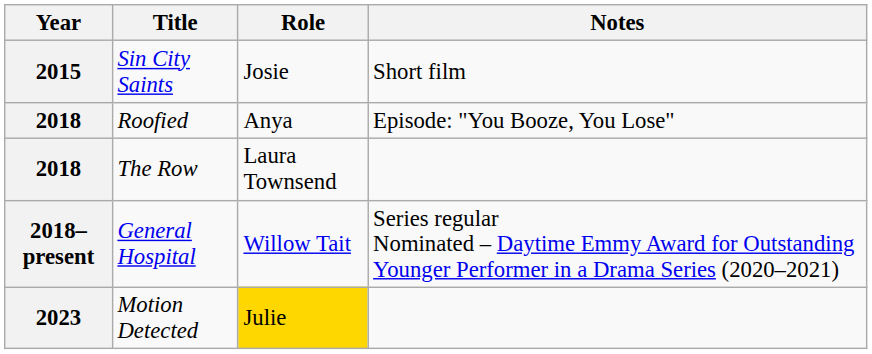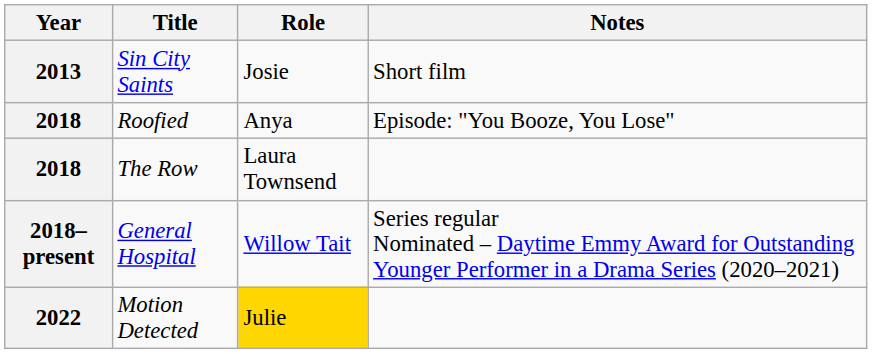(58, 71) 2015 -> (58, 71) 2013
(58, 317) 2023 -> (58, 317) 2022
